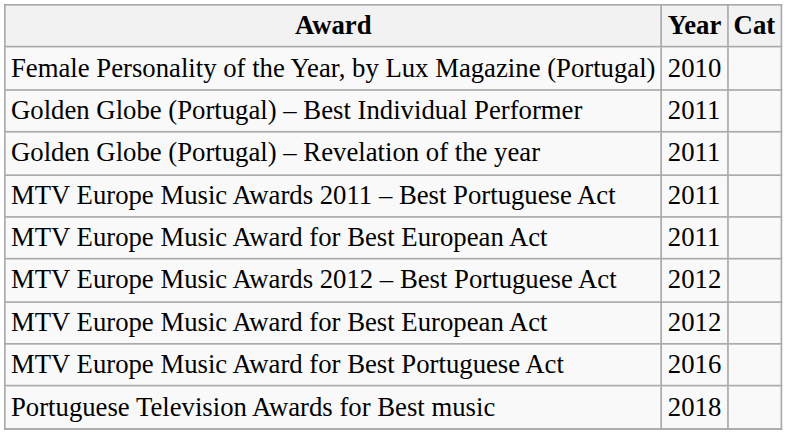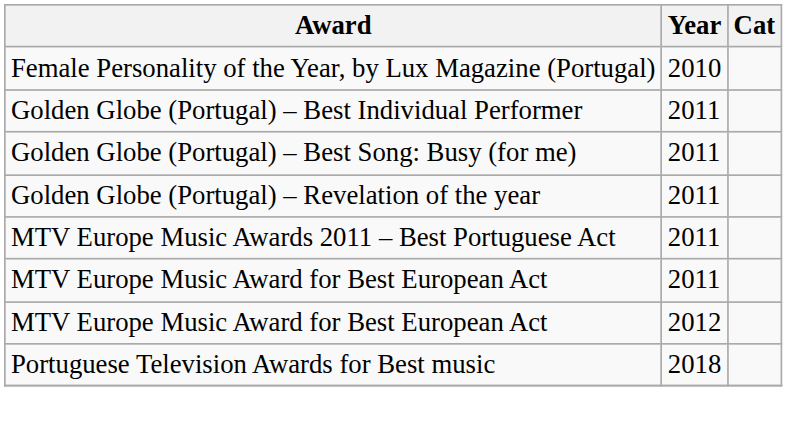+ row: (294, 152)
- row: (314, 279)
- row: (287, 364)
